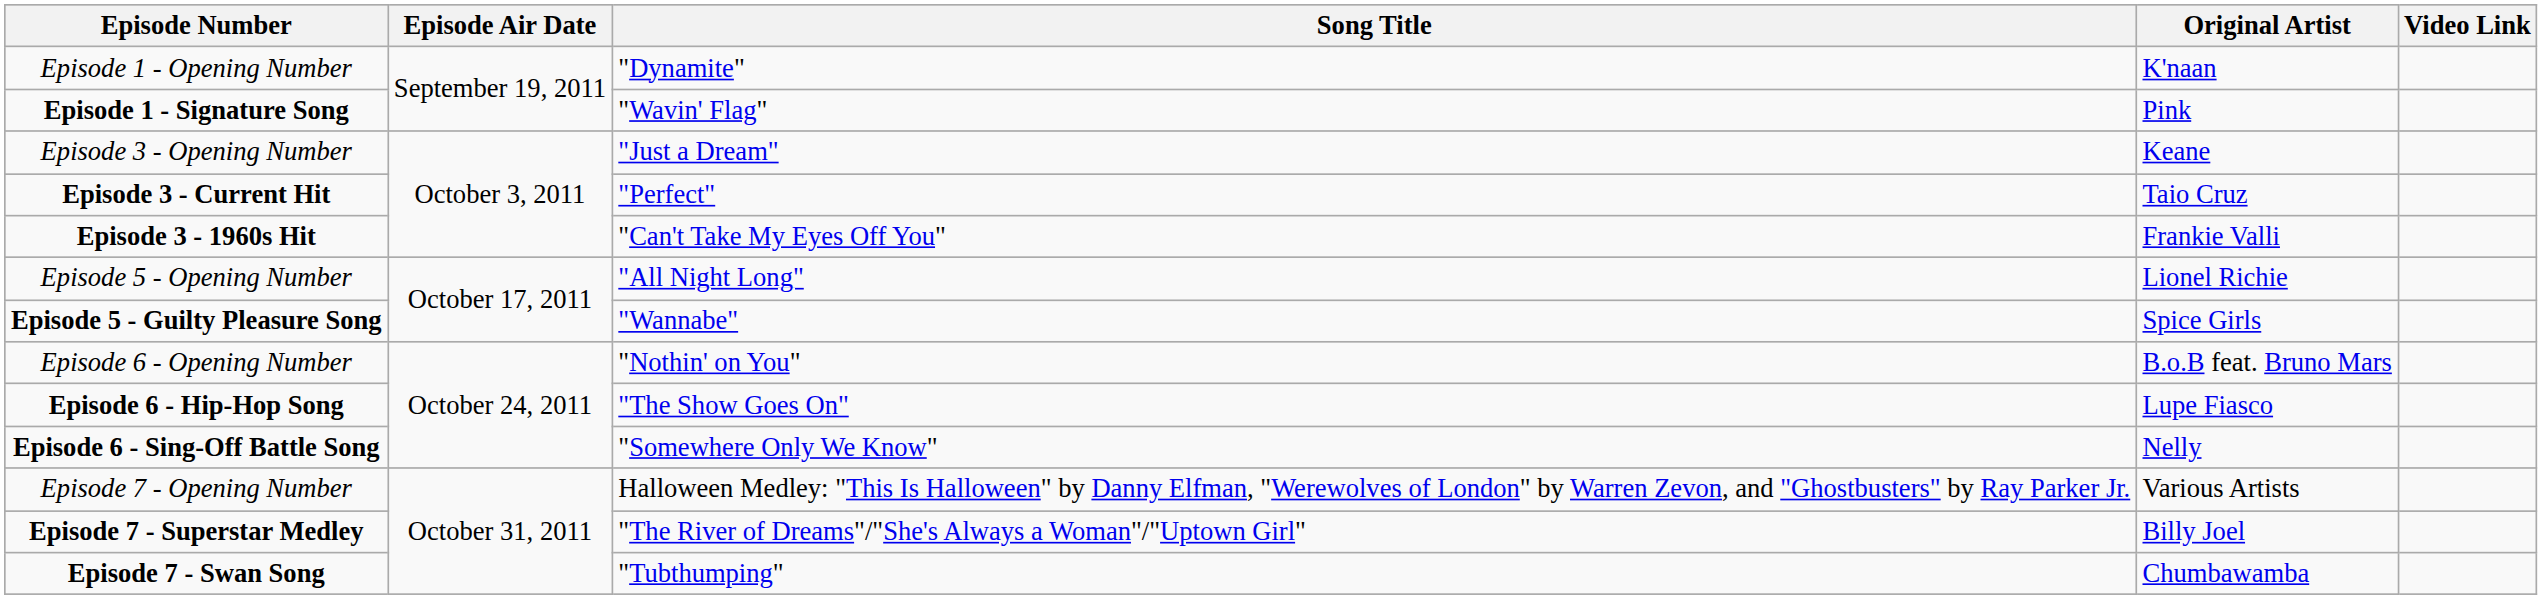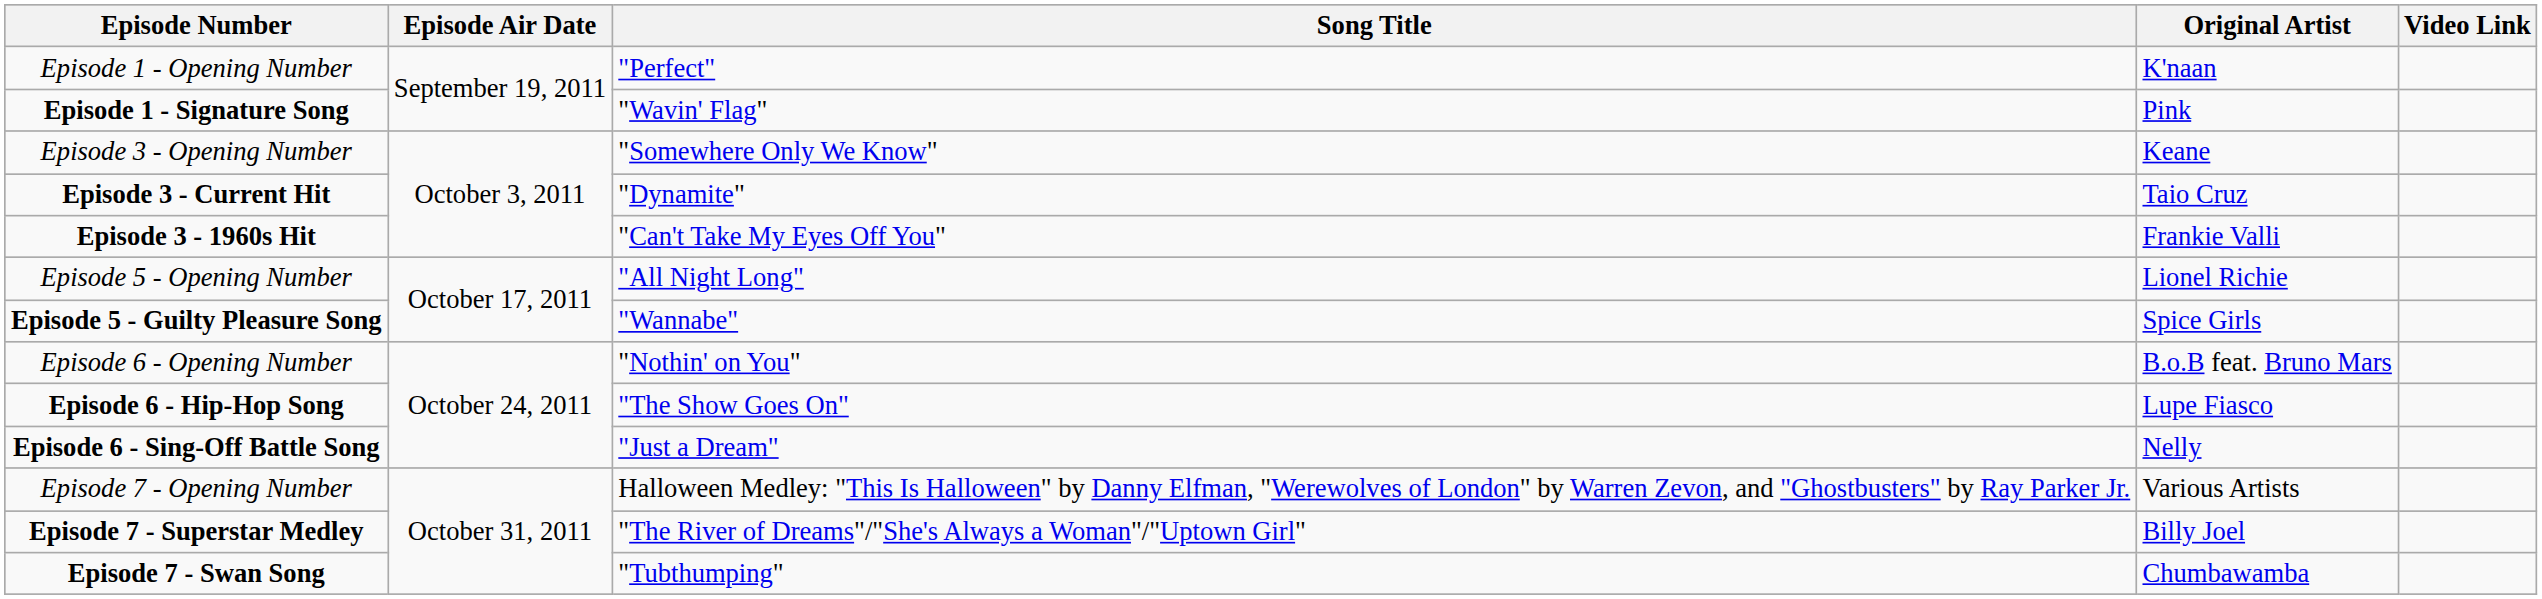(1374, 68) "Dynamite" -> (1374, 68) "Perfect"
(1374, 152) "Just a Dream" -> (1374, 152) "Somewhere Only We Know"
(1374, 194) "Perfect" -> (1374, 194) "Dynamite"
(1374, 447) "Somewhere Only We Know" -> (1374, 447) "Just a Dream"
